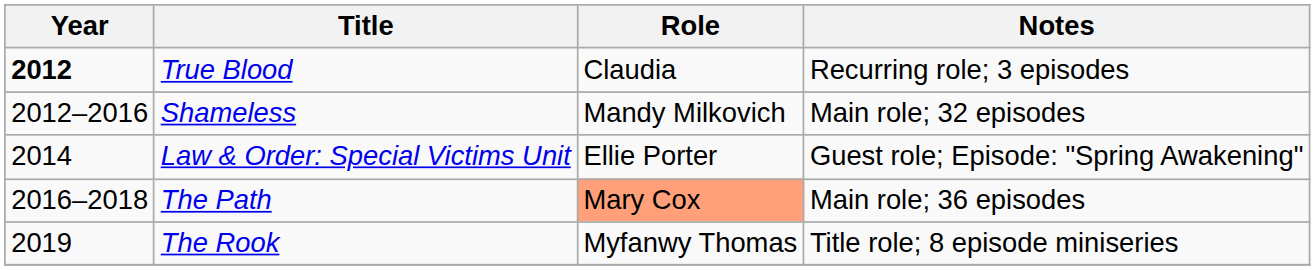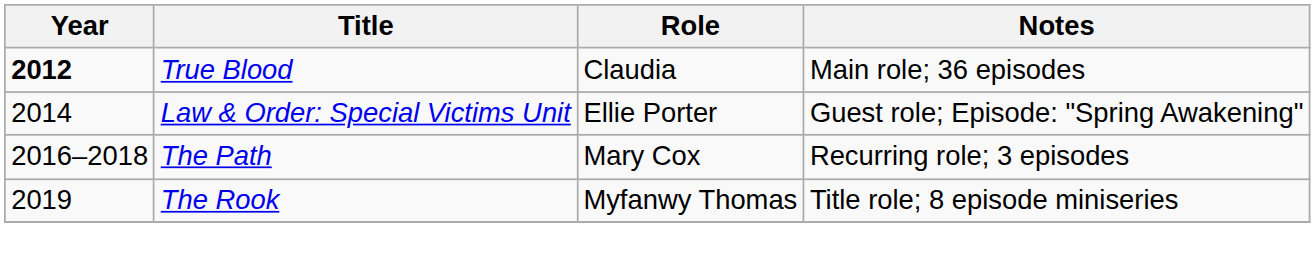(970, 69) Recurring role; 3 episodes -> (948, 69) Main role; 36 episodes
- row: (228, 112)
(642, 199) lightsalmon background -> (642, 156) no background
(948, 199) Main role; 36 episodes -> (970, 156) Recurring role; 3 episodes
